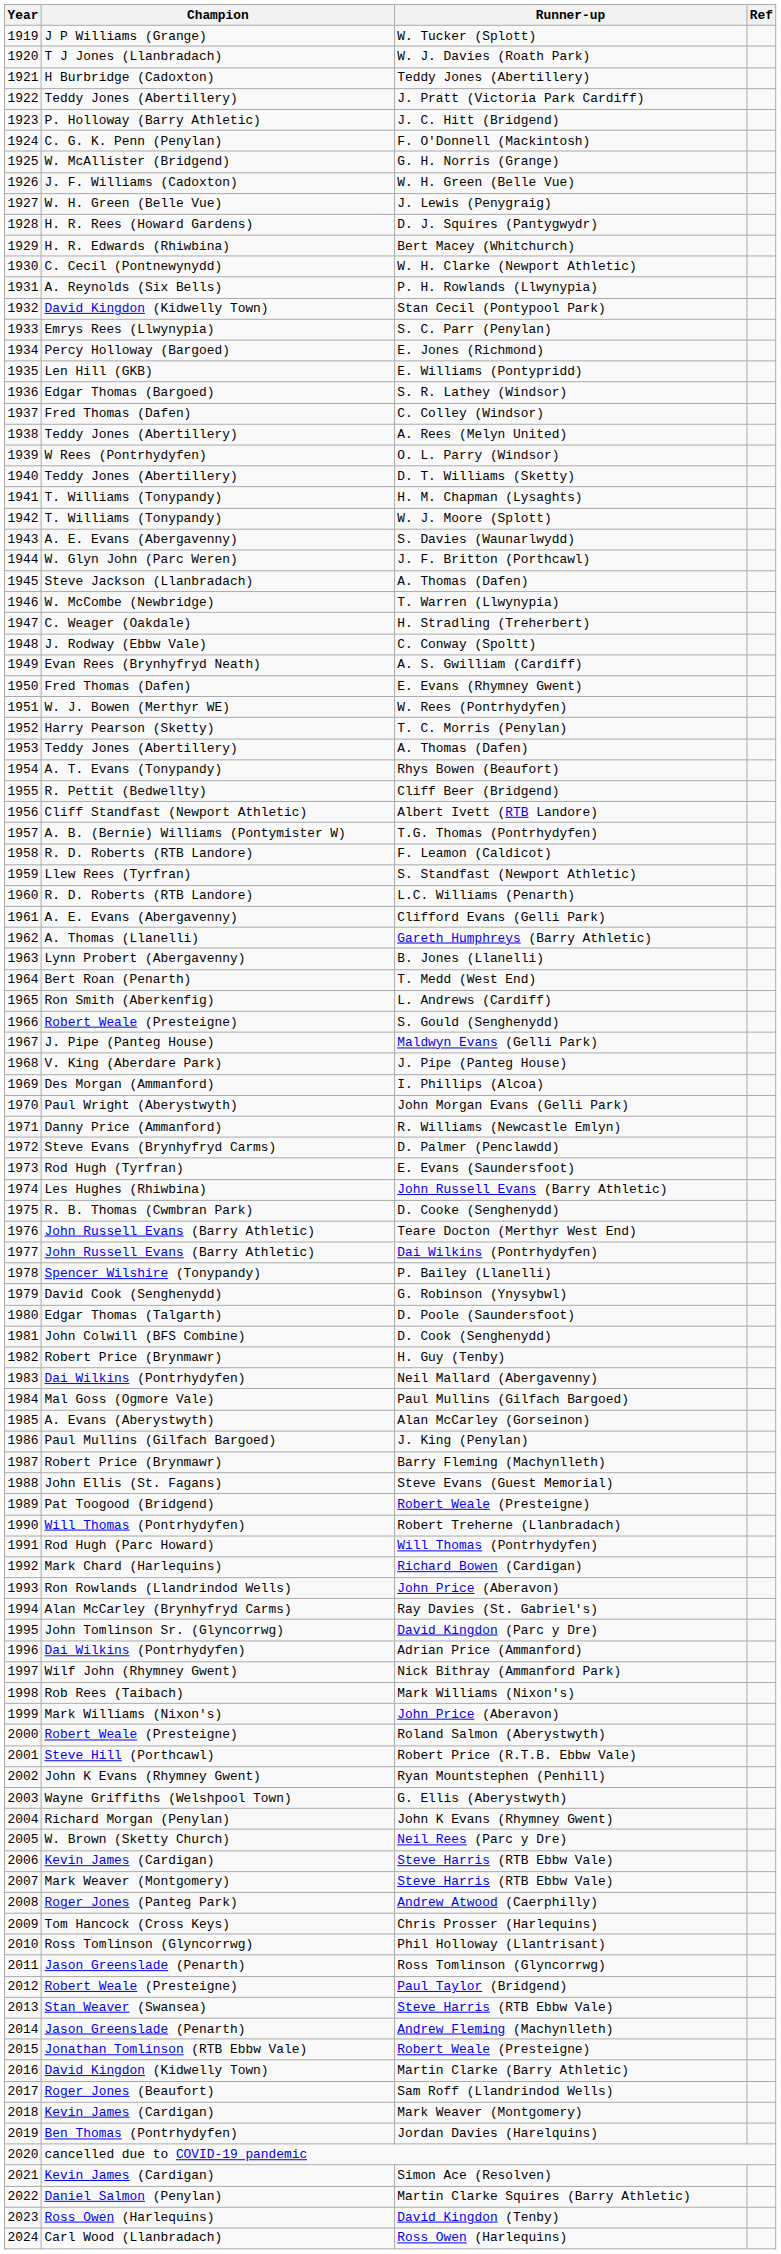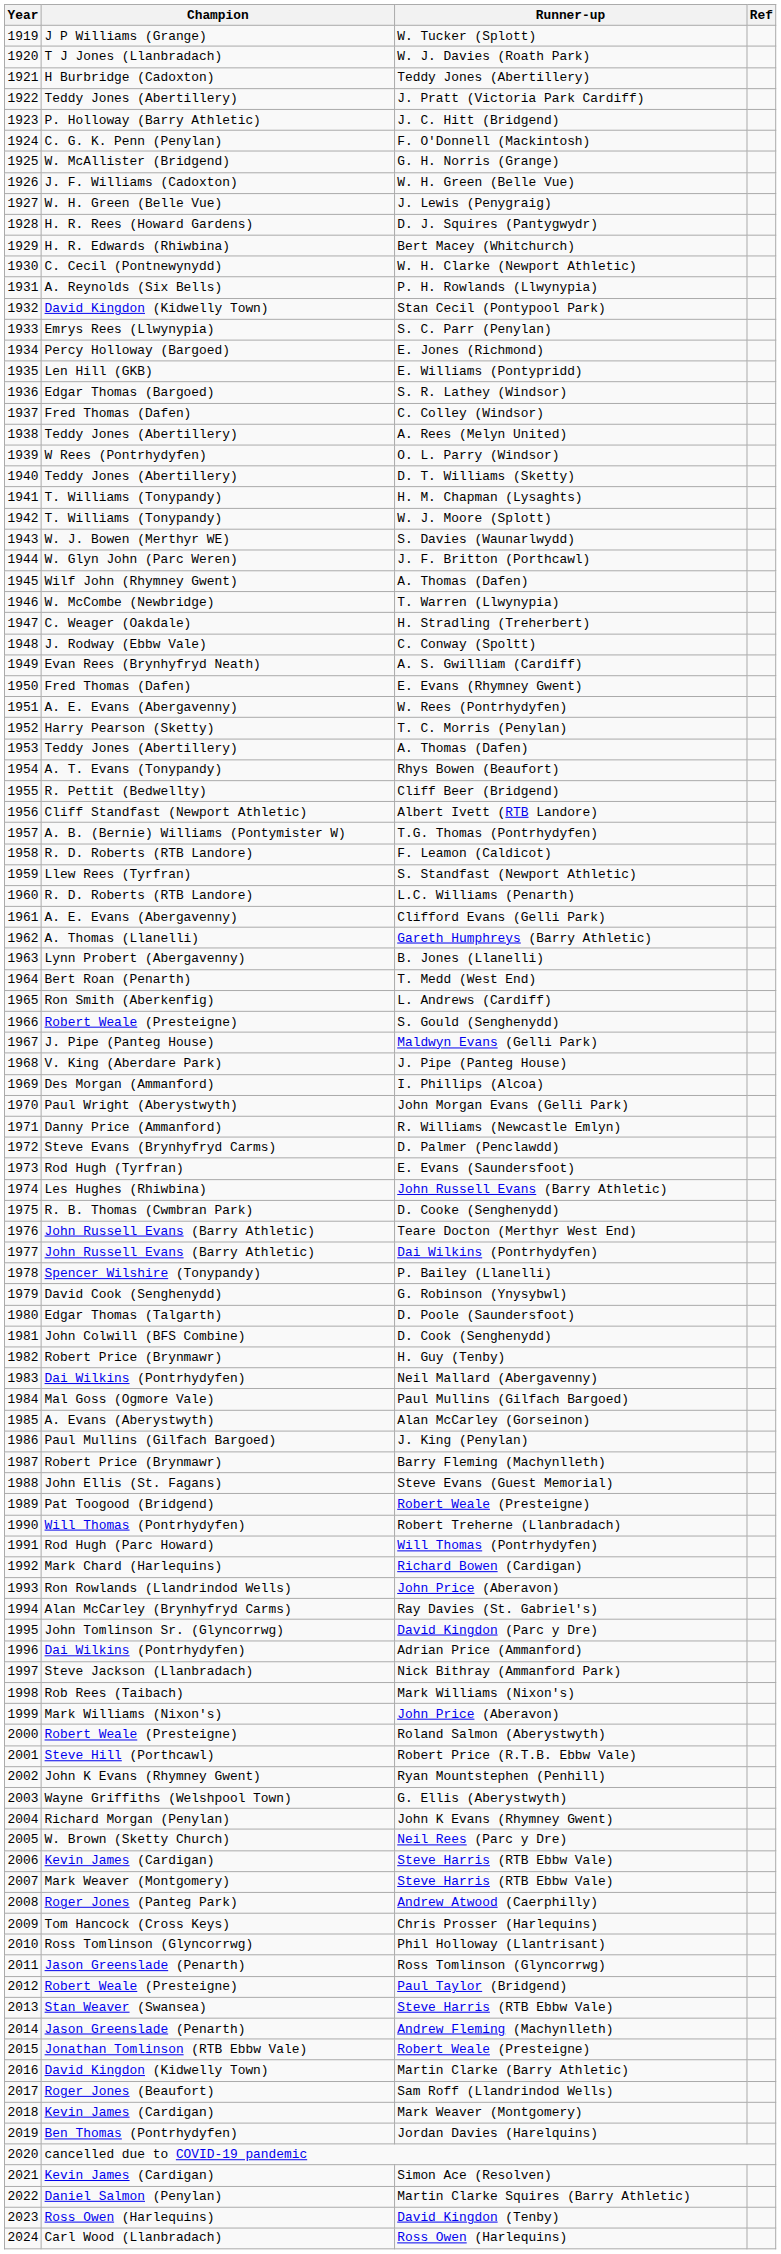(141, 539) A. E. Evans (Abergavenny) -> (137, 539) W. J. Bowen (Merthyr WE)
(149, 581) Steve Jackson (Llanbradach) -> (141, 581) Wilf John (Rhymney Gwent)
(137, 707) W. J. Bowen (Merthyr WE) -> (141, 707) A. E. Evans (Abergavenny)
(141, 1672) Wilf John (Rhymney Gwent) -> (149, 1672) Steve Jackson (Llanbradach)
